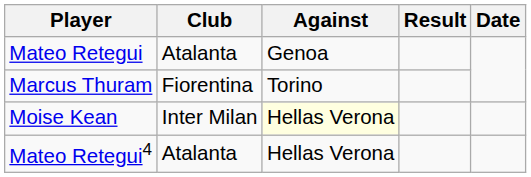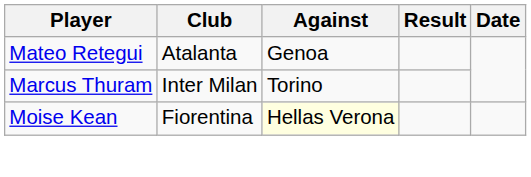(207, 85) Fiorentina -> (210, 85) Inter Milan
(210, 118) Inter Milan -> (207, 118) Fiorentina
- row: (81, 153)
